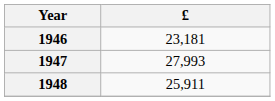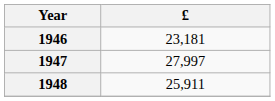(185, 61) 27,993 -> (185, 61) 27,997
